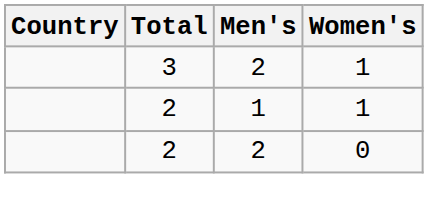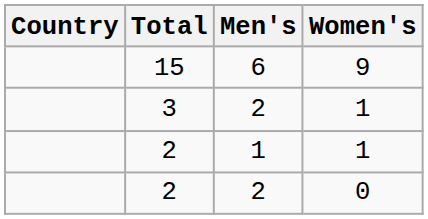+ row: (169, 68)
